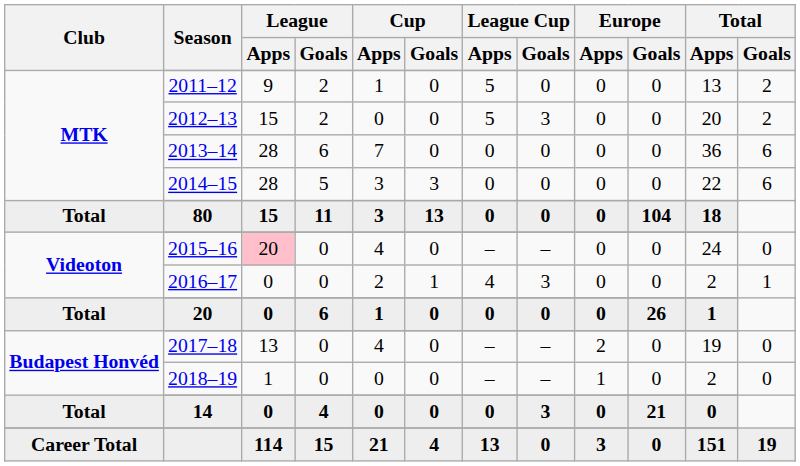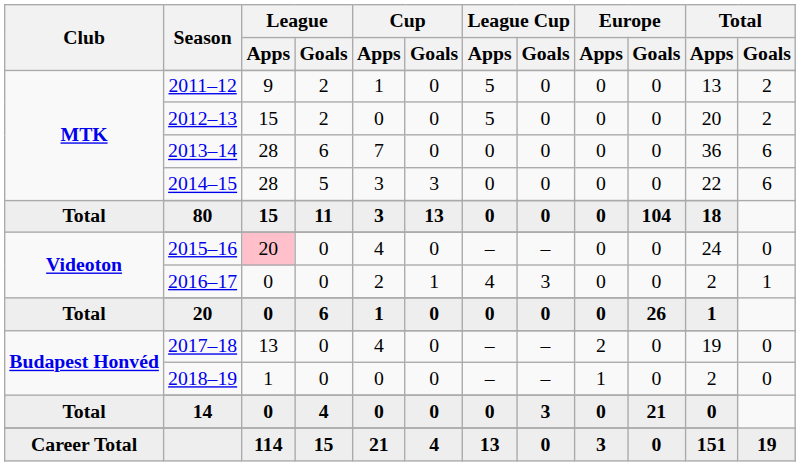(545, 118) 3 -> (545, 118) 0
